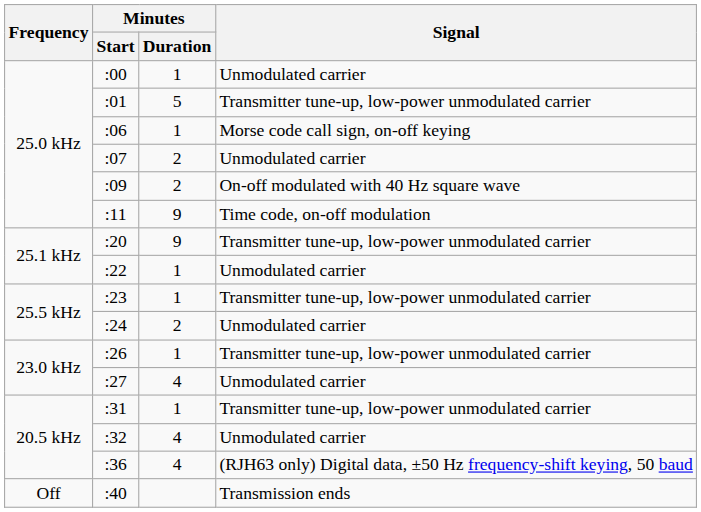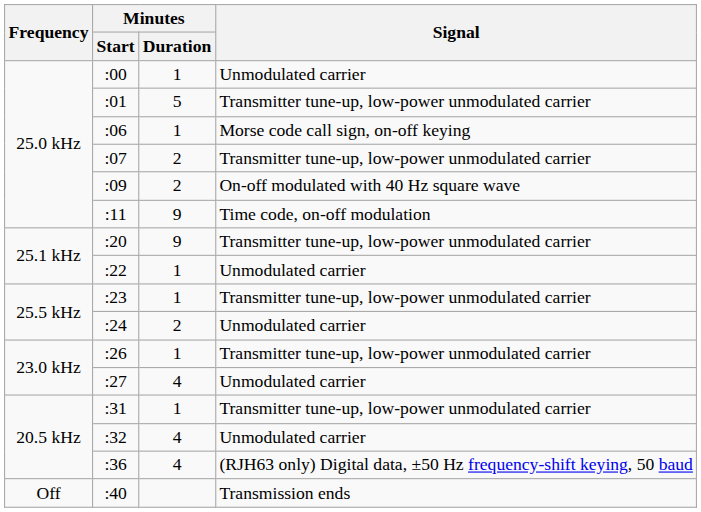(292, 158) Unmodulated carrier -> (405, 158) Transmitter tune-up, low-power unmodulated carrier
